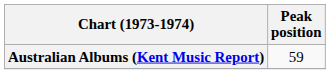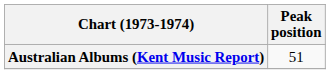(296, 56) 59 -> (296, 56) 51
